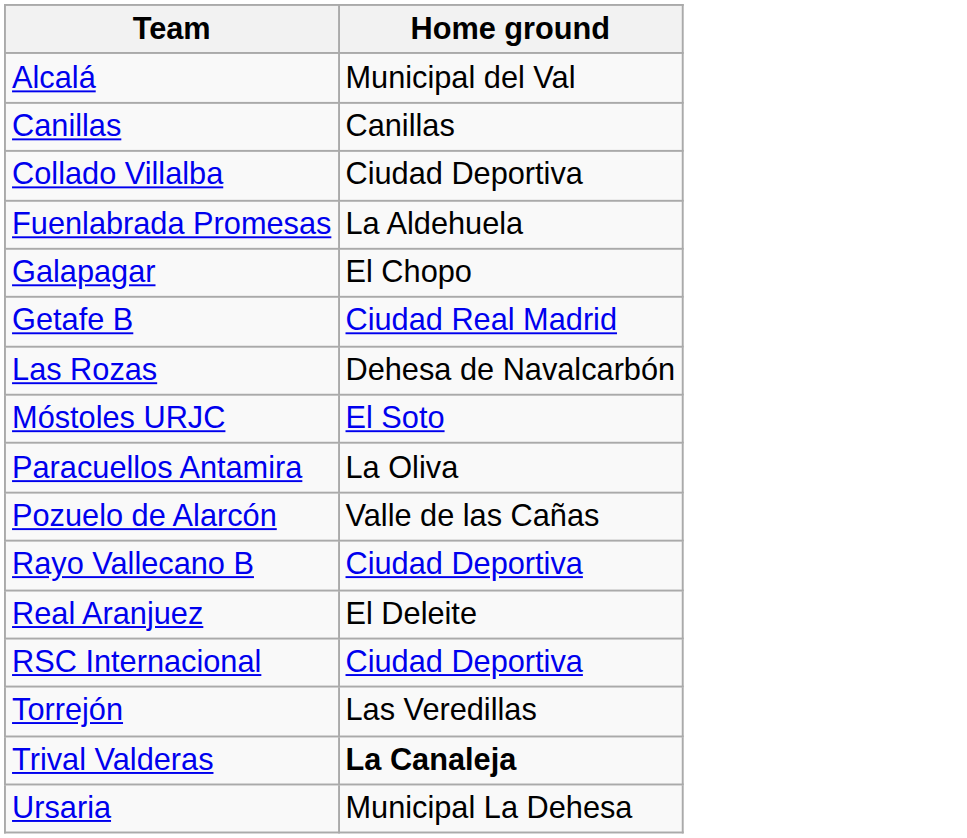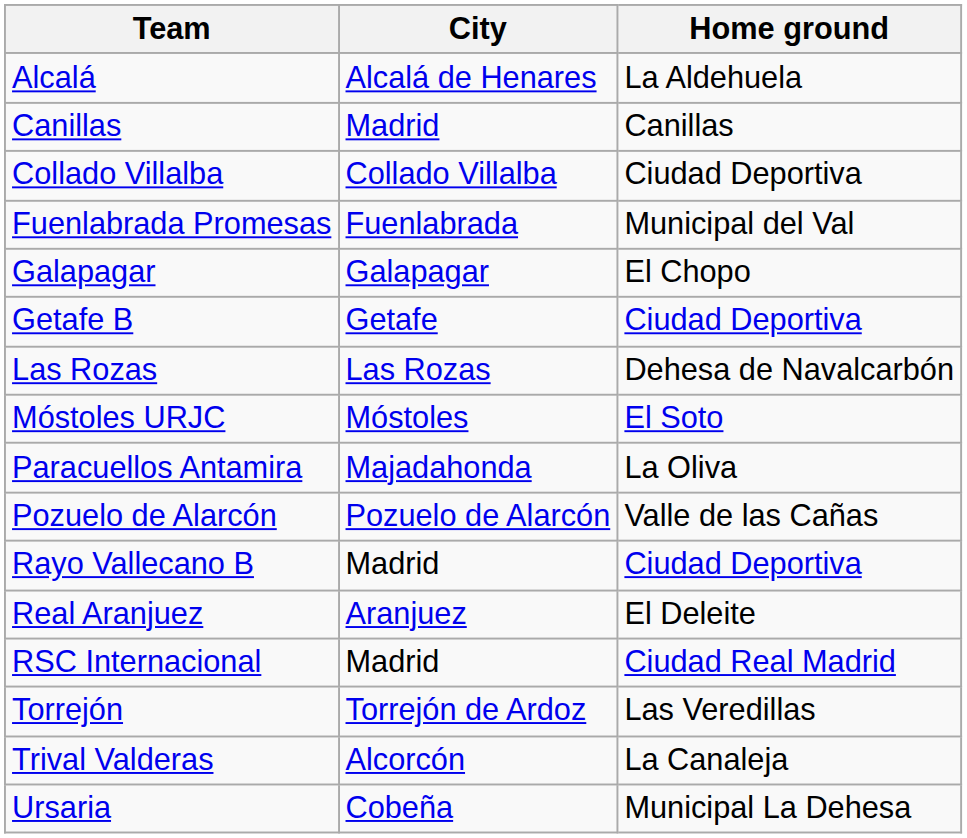+ column: (478, 28)
(460, 77) Municipal del Val -> (713, 77) La Aldehuela
(434, 223) La Aldehuela -> (739, 223) Municipal del Val
(481, 321) Ciudad Real Madrid -> (743, 321) Ciudad Deportiva
(464, 662) Ciudad Deportiva -> (760, 662) Ciudad Real Madrid
(431, 759) bold -> (706, 759) normal
